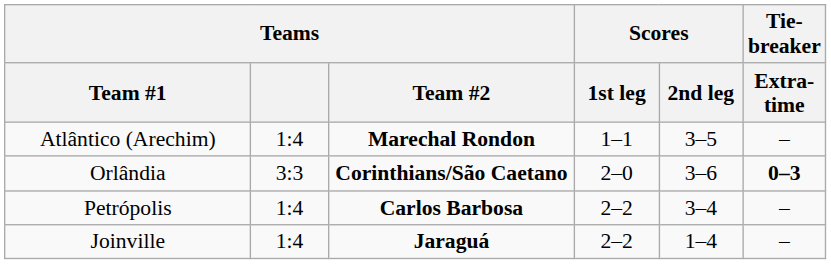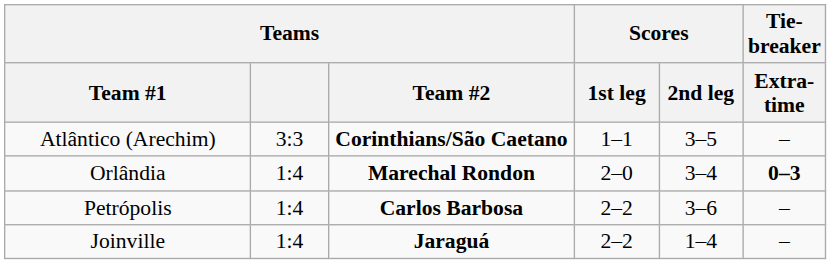(290, 138) 1:4 -> (290, 138) 3:3
(451, 138) Marechal Rondon -> (451, 138) Corinthians/São Caetano
(290, 172) 3:3 -> (290, 172) 1:4
(451, 172) Corinthians/São Caetano -> (451, 172) Marechal Rondon
(701, 172) 3–6 -> (701, 172) 3–4
(701, 207) 3–4 -> (701, 207) 3–6
